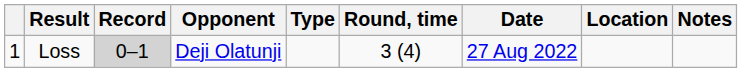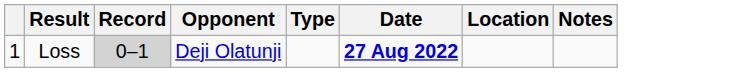- column: (401, 20)
(522, 51) normal -> (401, 51) bold
